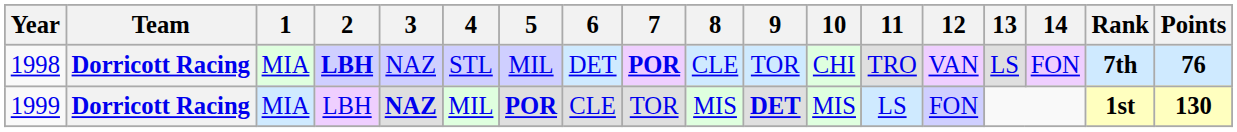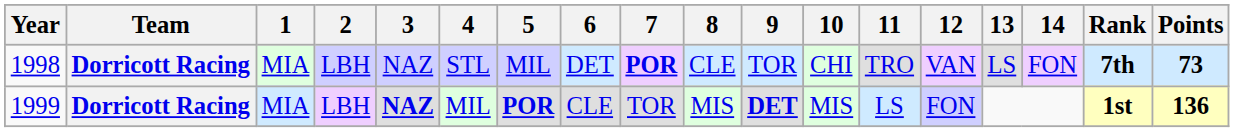(347, 65) bold -> (346, 65) normal
(1193, 65) 76 -> (1191, 65) 73
(1193, 105) 130 -> (1191, 105) 136
